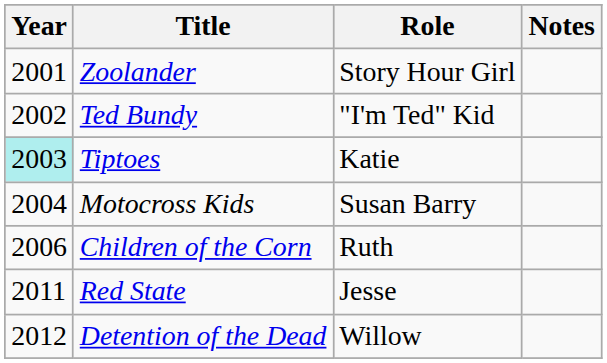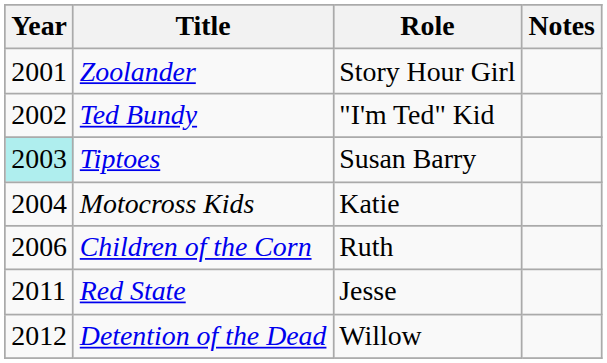(369, 159) Katie -> (408, 159) Susan Barry
(408, 203) Susan Barry -> (369, 203) Katie
